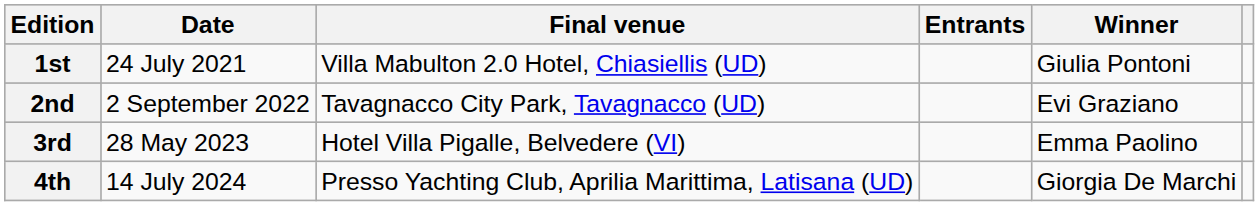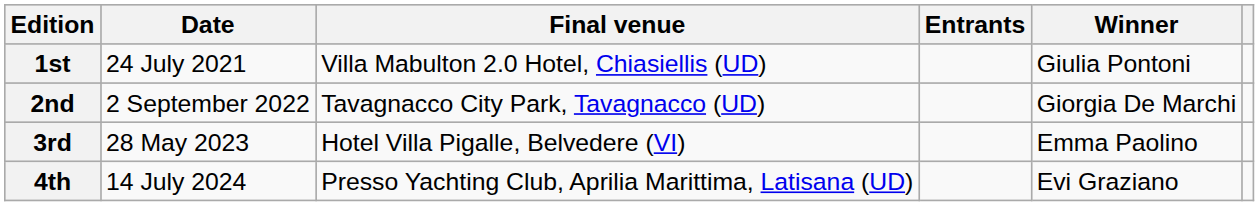(1108, 103) Evi Graziano -> (1136, 103) Giorgia De Marchi
(1136, 182) Giorgia De Marchi -> (1108, 182) Evi Graziano
